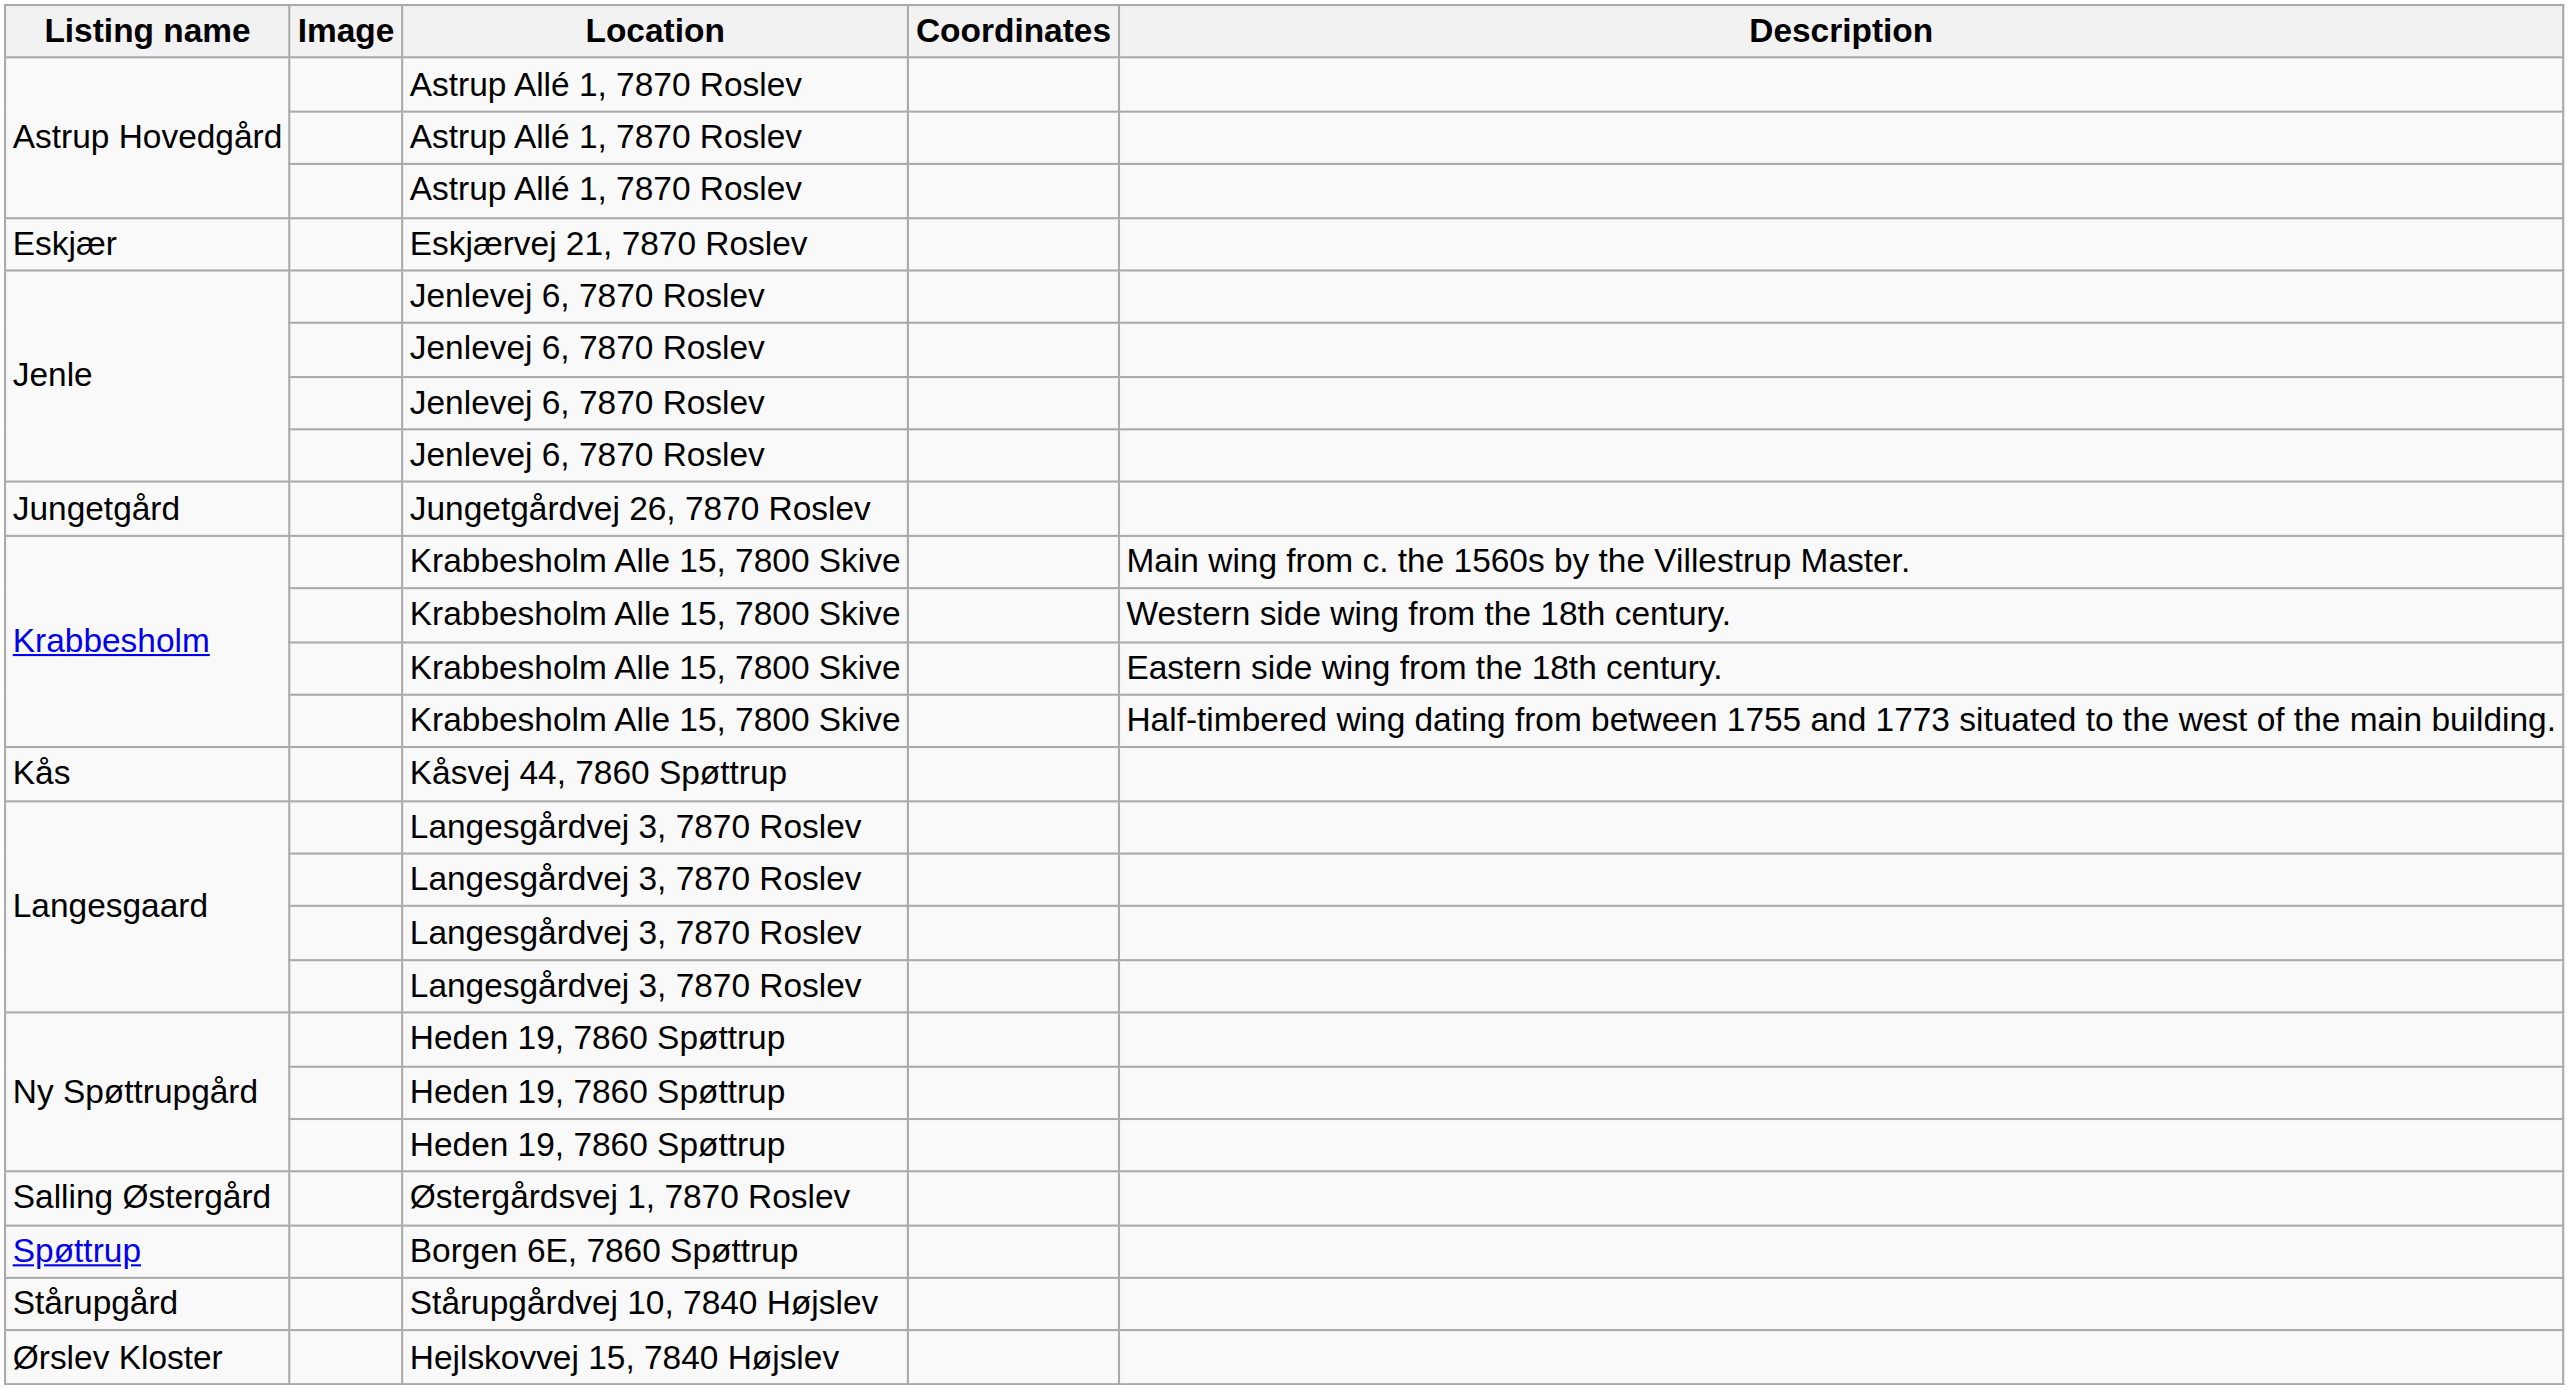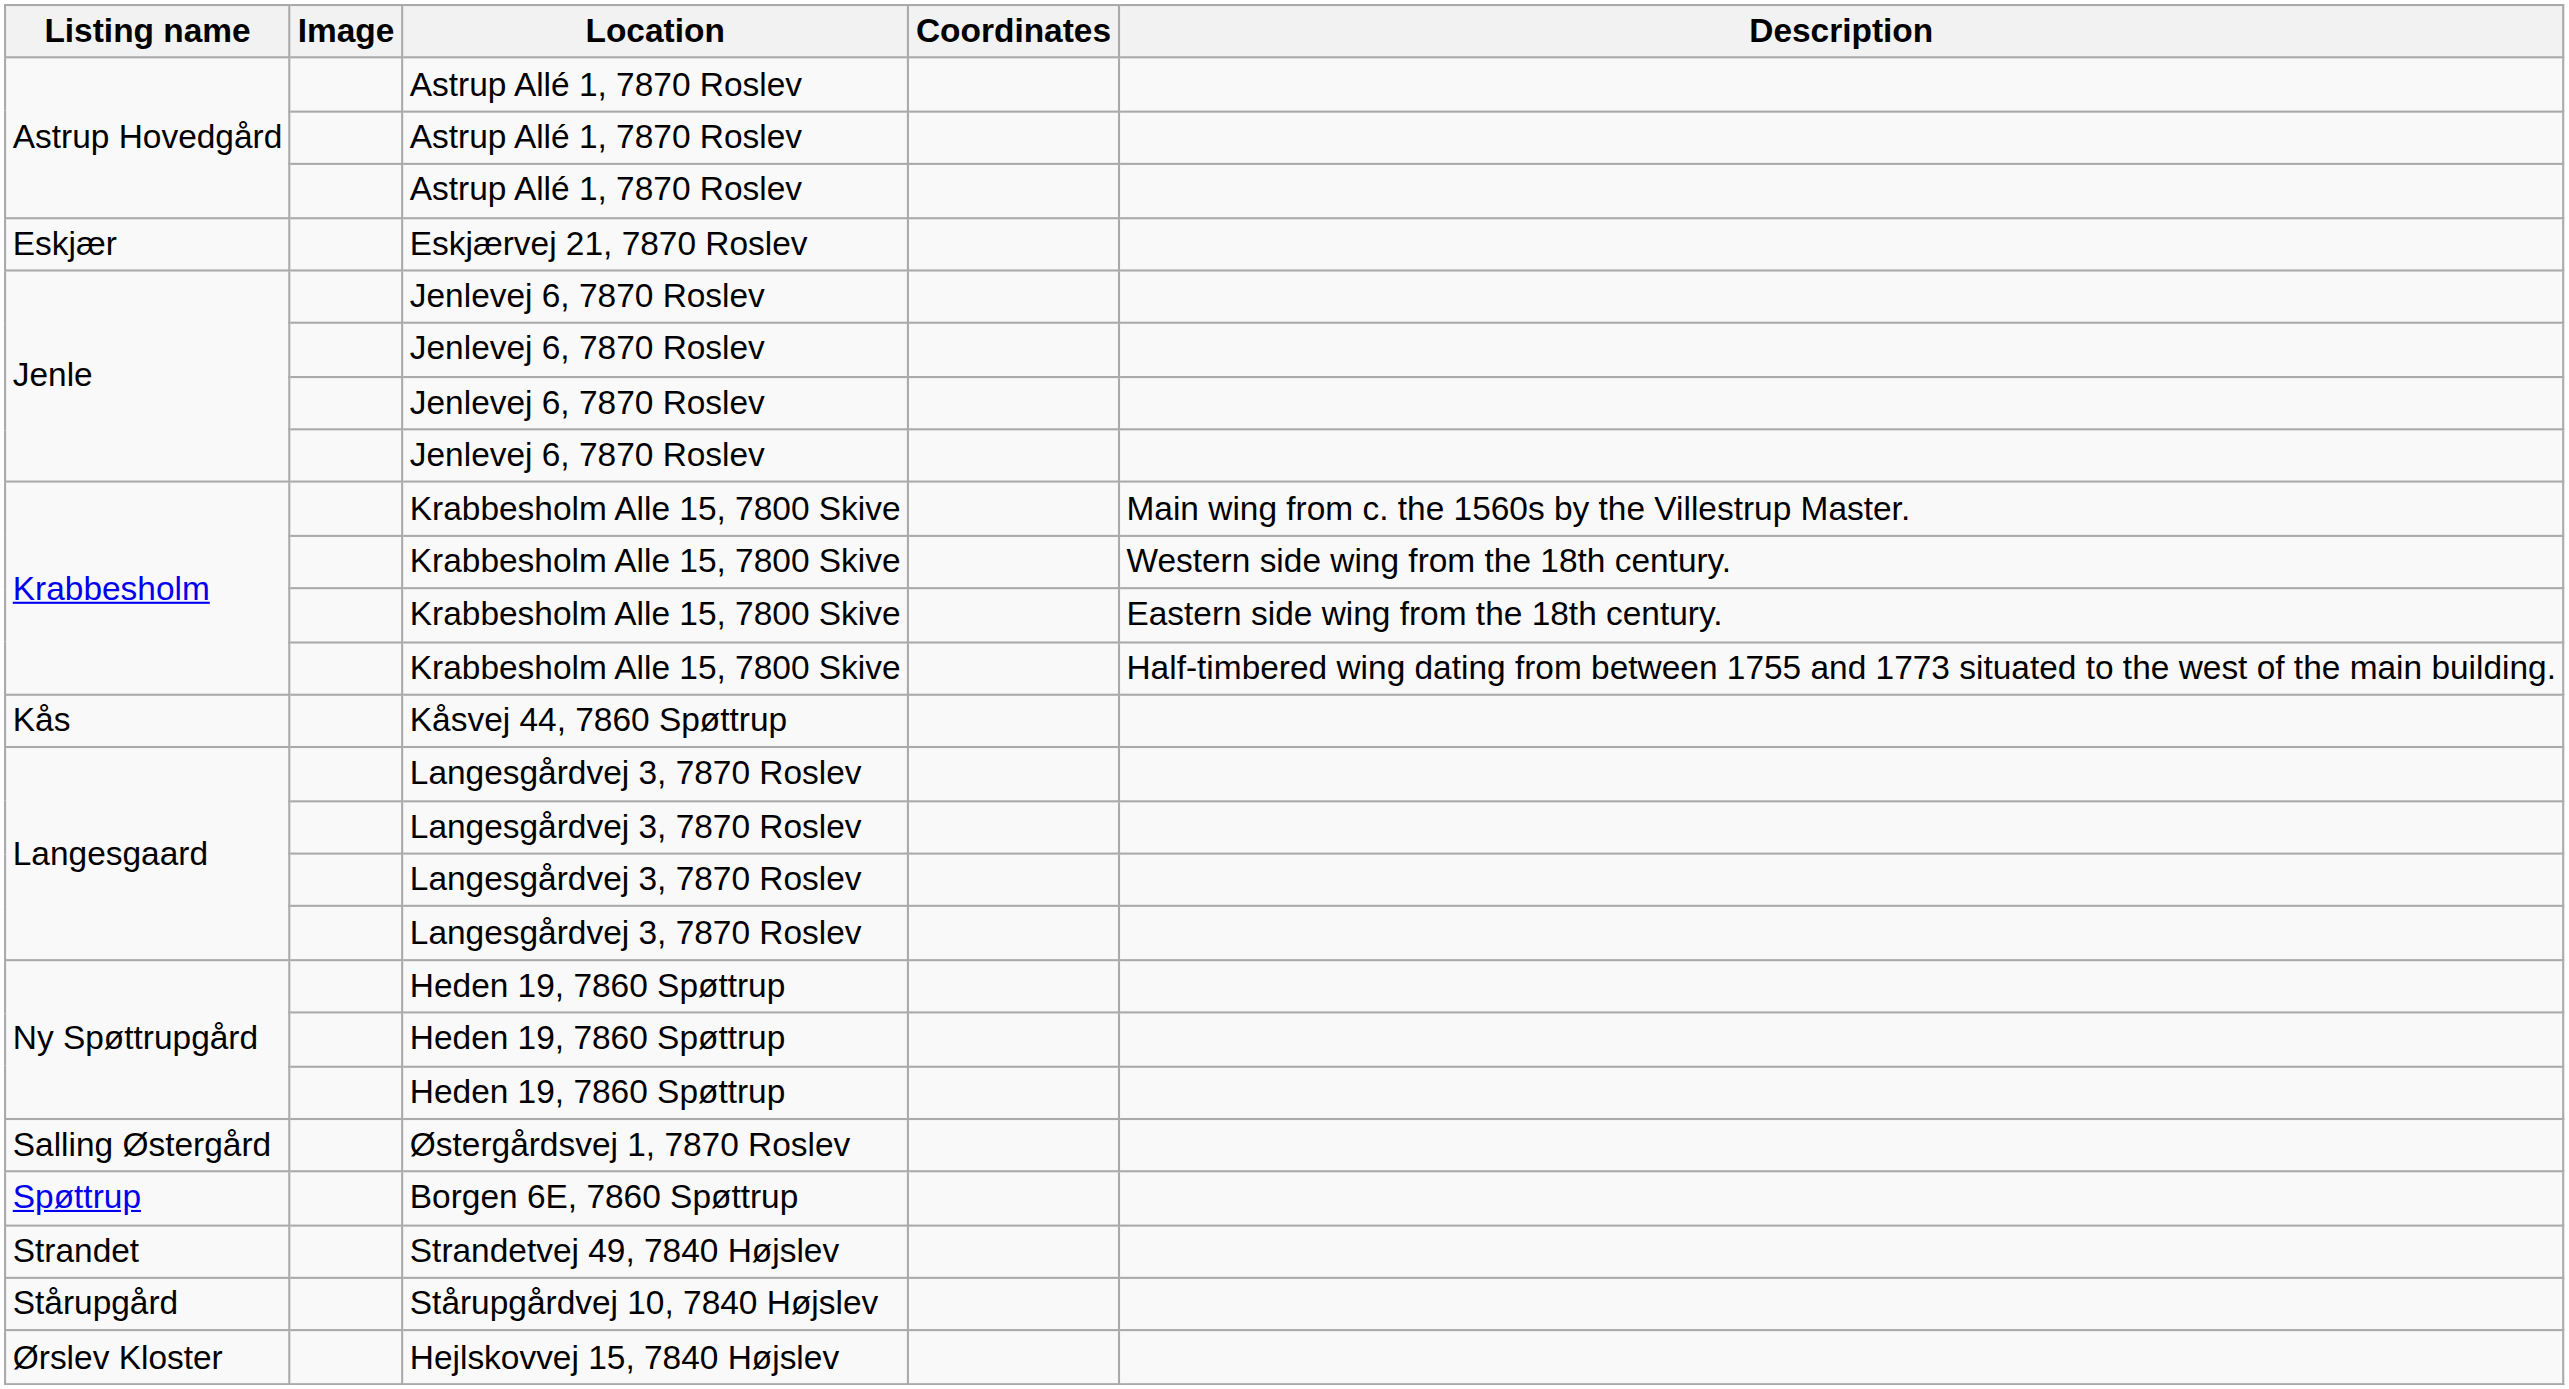- row: (96, 508)
+ row: (76, 1250)
